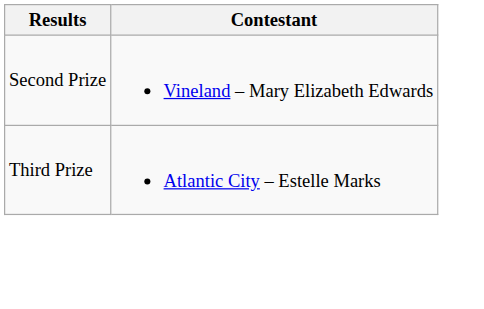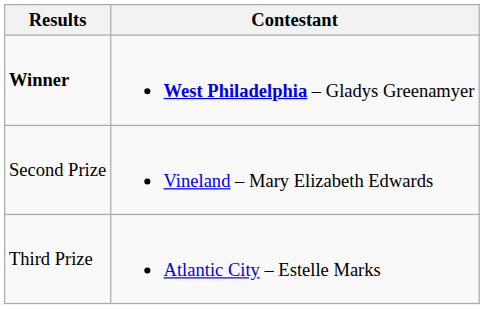+ row: (39, 80)
